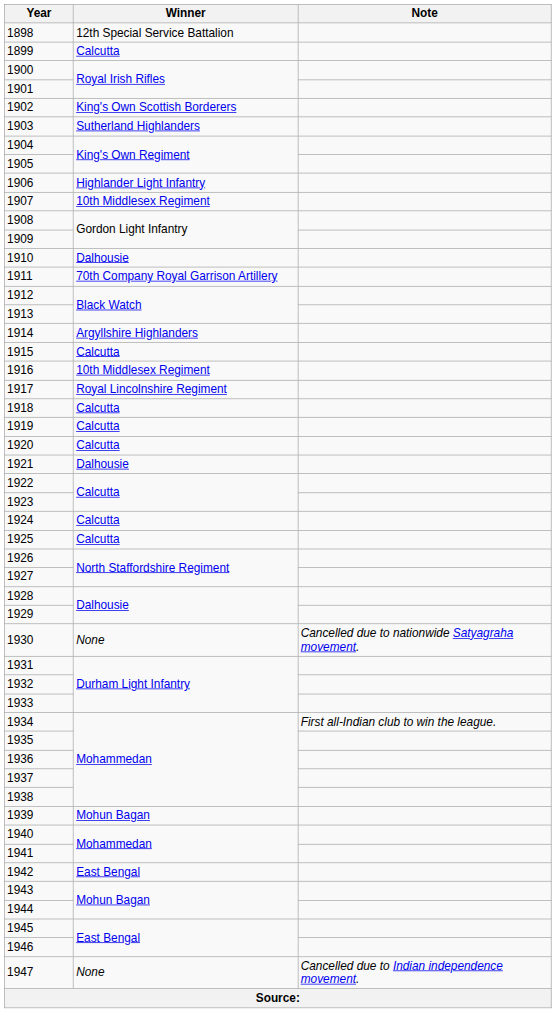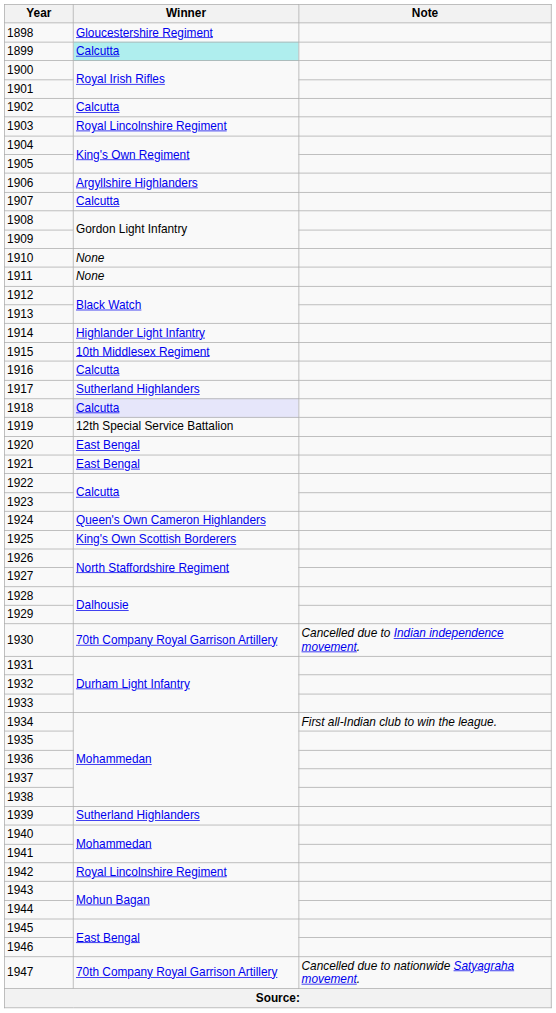(155, 32) 12th Special Service Battalion -> (144, 32) Gloucestershire Regiment
(98, 51) no background -> (98, 51) paleturquoise background
(156, 107) King's Own Scottish Borderers -> (98, 107) Calcutta
(138, 126) Sutherland Highlanders -> (151, 126) Royal Lincolnshire Regiment
(141, 182) Highlander Light Infantry -> (137, 182) Argyllshire Highlanders
(143, 201) 10th Middlesex Regiment -> (98, 201) Calcutta
(103, 257) Dalhousie -> (90, 257) None
(177, 276) 70th Company Royal Garrison Artillery -> (90, 276) None
(137, 333) Argyllshire Highlanders -> (141, 333) Highlander Light Infantry
(98, 351) Calcutta -> (143, 351) 10th Middlesex Regiment
(143, 370) 10th Middlesex Regiment -> (98, 370) Calcutta
(152, 389) Royal Lincolnshire Regiment -> (138, 389) Sutherland Highlanders
(98, 408) no background -> (98, 408) lavender background
(98, 426) Calcutta -> (155, 426) 12th Special Service Battalion
(98, 445) Calcutta -> (108, 445) East Bengal
(103, 464) Dalhousie -> (108, 464) East Bengal
(98, 520) Calcutta -> (171, 520) Queen's Own Cameron Highlanders
(98, 539) Calcutta -> (156, 539) King's Own Scottish Borderers
(90, 640) None -> (177, 640) 70th Company Royal Garrison Artillery
(407, 640) Cancelled due to nationwide Satyagraha movement. -> (403, 640) Cancelled due to Indian independence movement.
(113, 815) Mohun Bagan -> (138, 815) Sutherland Highlanders
(108, 872) East Bengal -> (151, 872) Royal Lincolnshire Regiment
(90, 972) None -> (177, 972) 70th Company Royal Garrison Artillery
(402, 972) Cancelled due to Indian independence movement. -> (408, 972) Cancelled due to nationwide Satyagraha movement.
